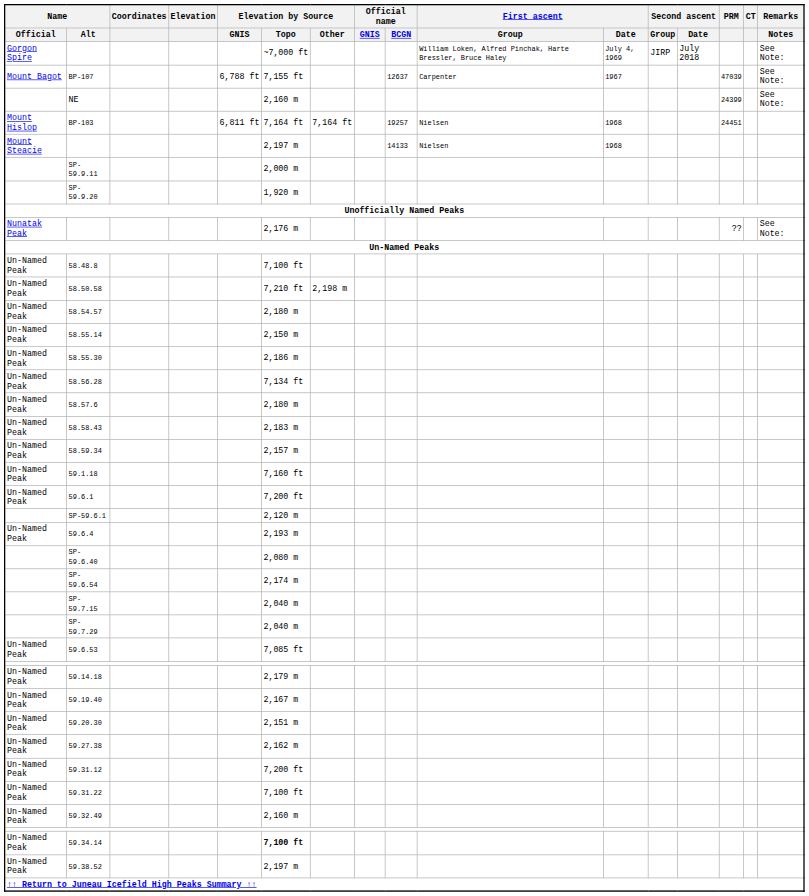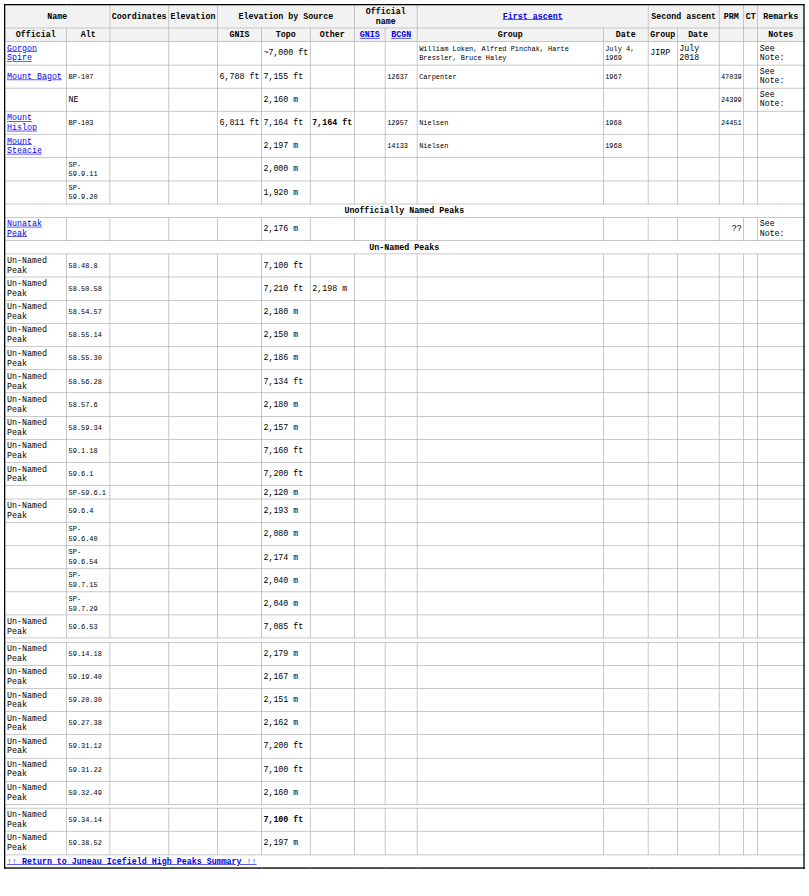(332, 123) normal -> (332, 123) bold
(398, 123) 19257 -> (398, 123) 12957
- row: (27, 428)
